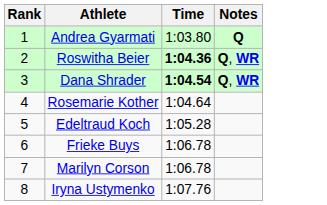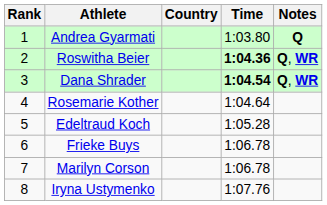+ column: (191, 15)
